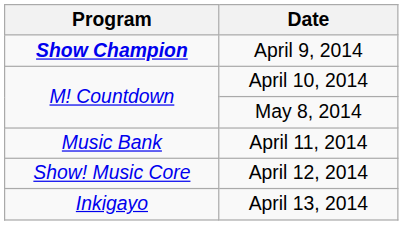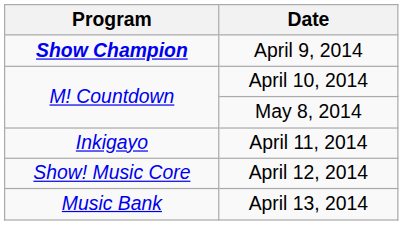(112, 142) Music Bank -> (112, 142) Inkigayo
(112, 204) Inkigayo -> (112, 204) Music Bank
